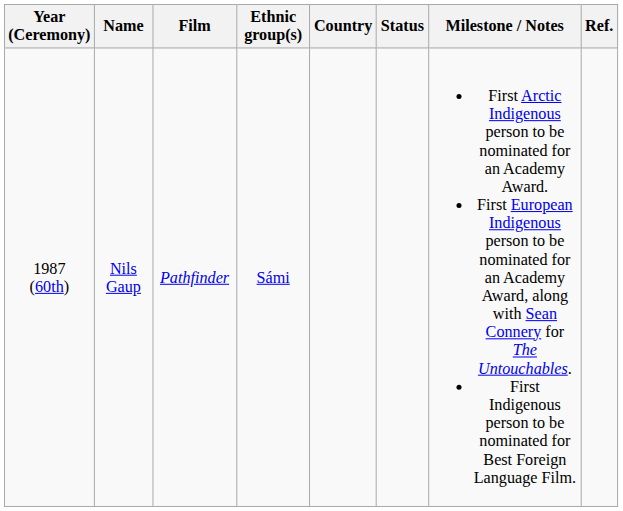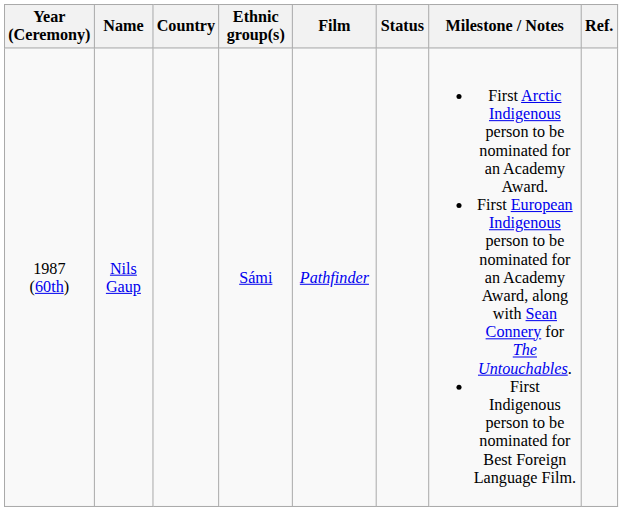columns swapped: (343, 26) <-> (195, 26)
